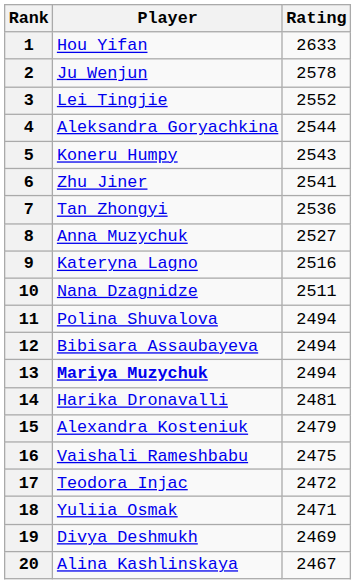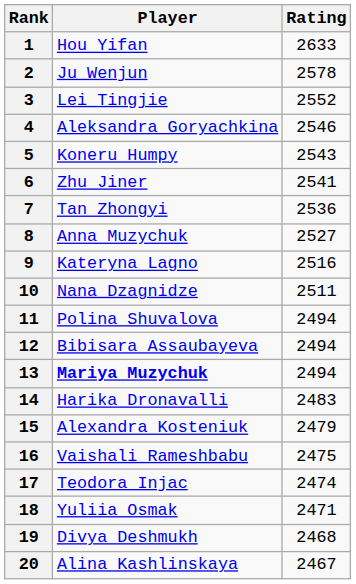(316, 128) 2544 -> (316, 128) 2546
(316, 401) 2481 -> (316, 401) 2483
(316, 483) 2472 -> (316, 483) 2474
(316, 538) 2469 -> (316, 538) 2468
